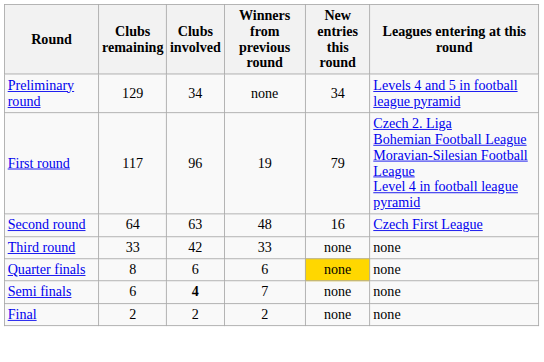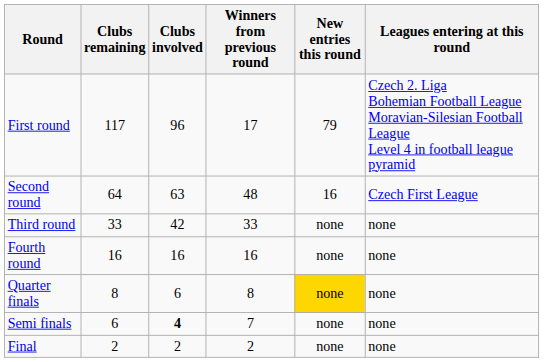- row: (41, 93)
(265, 163) 19 -> (250, 125) 17
+ row: (26, 255)
(265, 269) 6 -> (250, 293) 8
